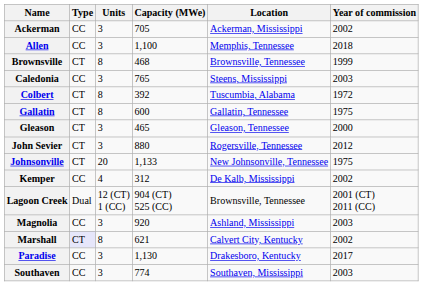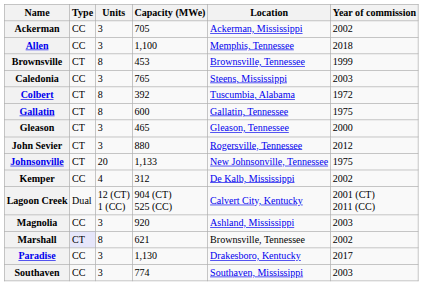(142, 62) 468 -> (142, 62) 453
(258, 200) Brownsville, Tennessee -> (256, 200) Calvert City, Kentucky
(256, 239) Calvert City, Kentucky -> (258, 239) Brownsville, Tennessee
